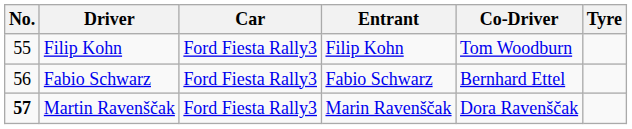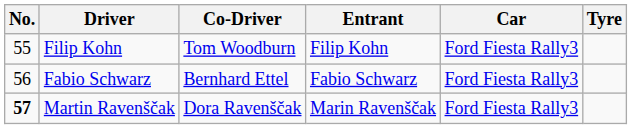columns swapped: (519, 18) <-> (250, 18)
